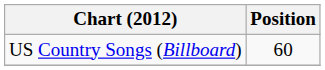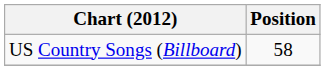(283, 49) 60 -> (283, 49) 58
